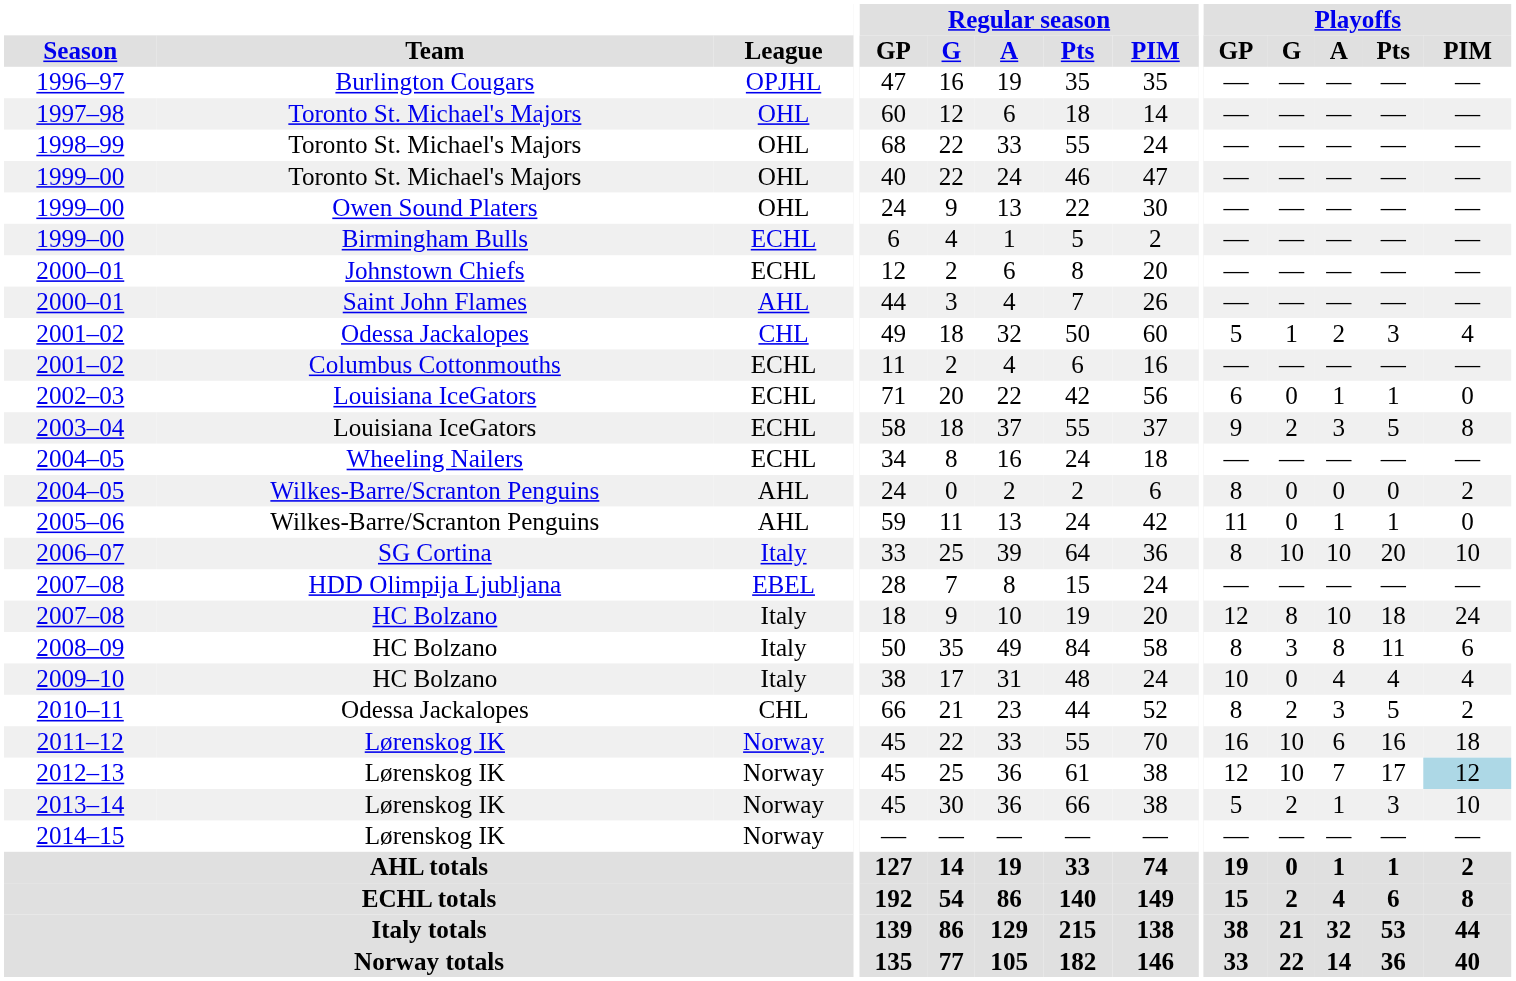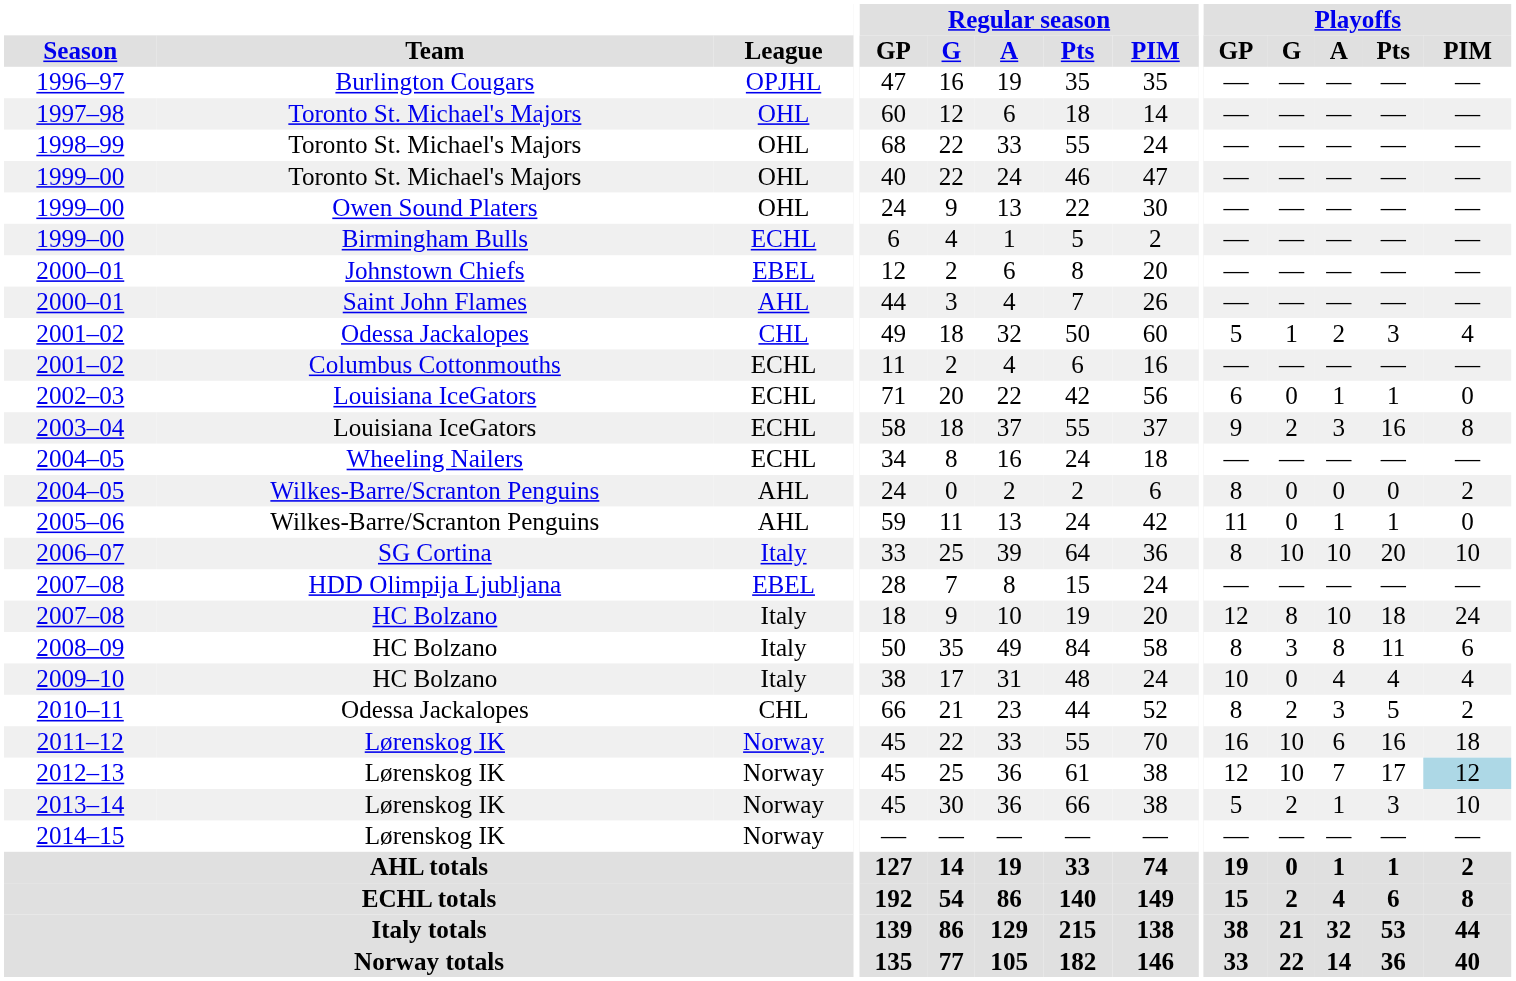(784, 270) ECHL -> (784, 270) EBEL
(1393, 427) 5 -> (1393, 427) 16
